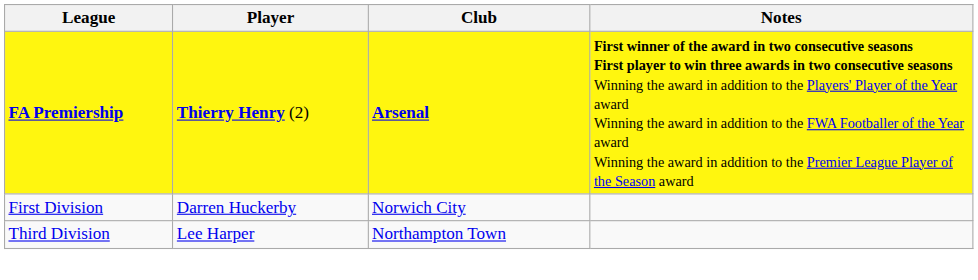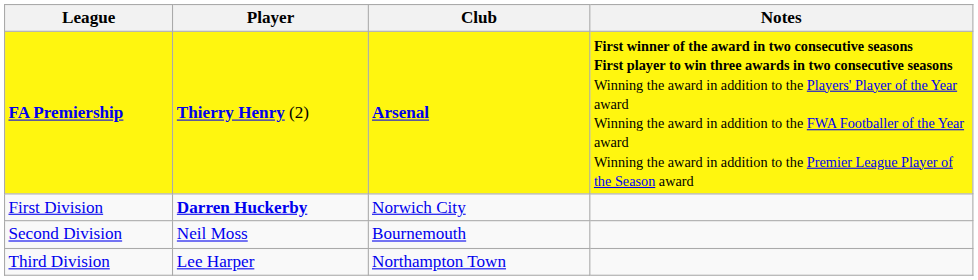(237, 207) normal -> (242, 207) bold
+ row: (65, 234)
